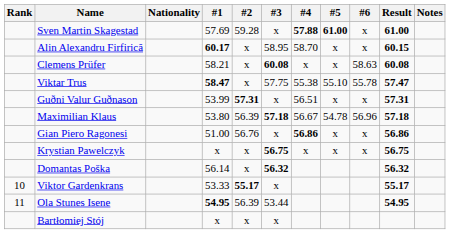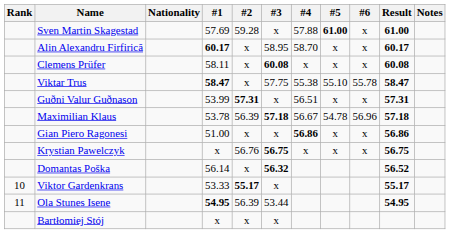(306, 30) bold -> (306, 30) normal
(397, 47) 60.15 -> (397, 47) 60.17
(217, 64) 58.21 -> (217, 64) 58.11
(365, 64) 58.63 -> (365, 64) x
(397, 82) 57.47 -> (397, 82) 58.47
(217, 116) 53.80 -> (217, 116) 53.78
(247, 133) 56.76 -> (247, 133) x
(247, 151) x -> (247, 151) 56.76
(397, 168) 56.32 -> (397, 168) 56.52
